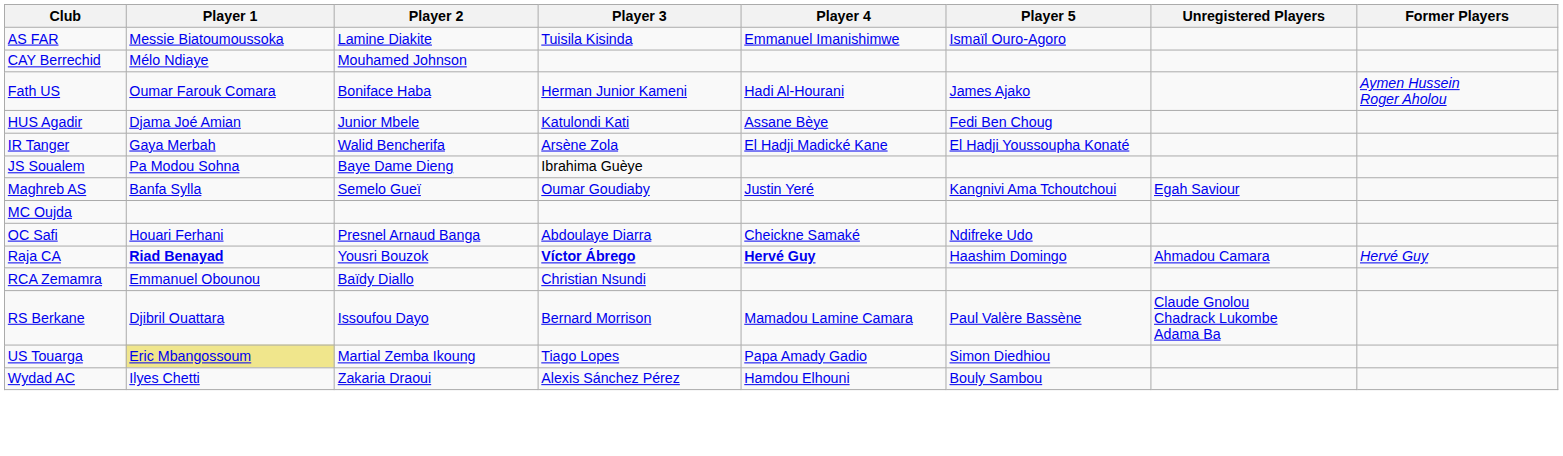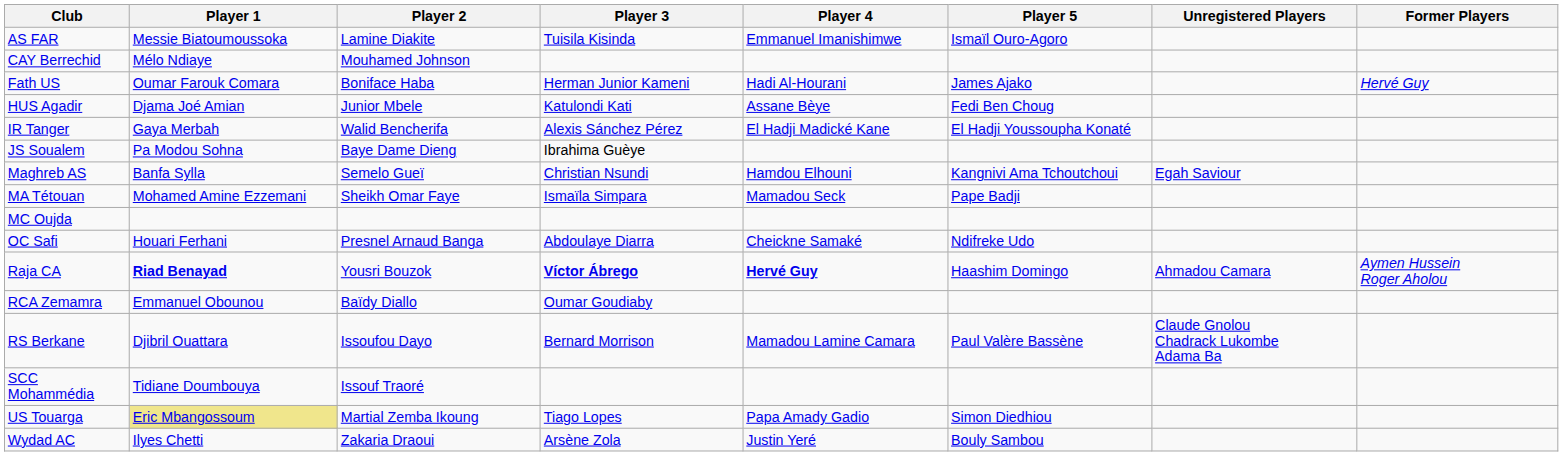(1410, 92) Aymen Hussein Roger Aholou -> (1395, 84) Hervé Guy
(580, 145) Arsène Zola -> (613, 129) Alexis Sánchez Pérez
(596, 190) Oumar Goudiaby -> (596, 174) Christian Nsundi
(779, 190) Justin Yeré -> (799, 174) Hamdou Elhouni
+ row: (46, 196)
(1394, 257) Hervé Guy -> (1410, 272) Aymen Hussein Roger Aholou
(594, 280) Christian Nsundi -> (598, 302) Oumar Goudiaby
+ row: (51, 387)
(611, 379) Alexis Sánchez Pérez -> (582, 440) Arsène Zola
(797, 379) Hamdou Elhouni -> (781, 440) Justin Yeré
